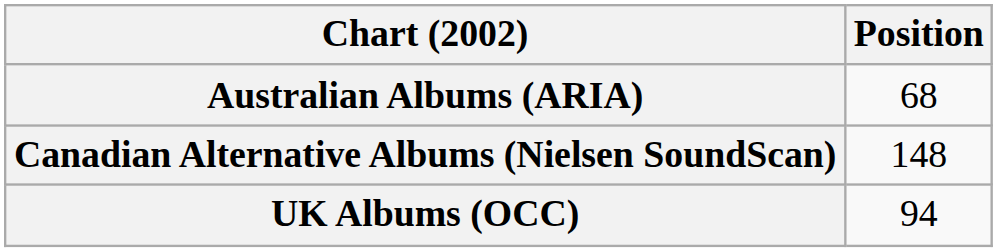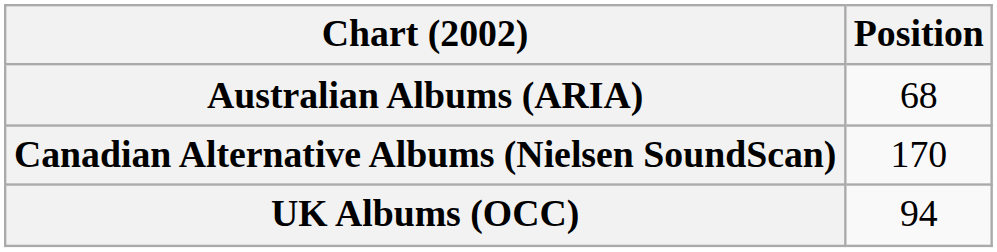(919, 154) 148 -> (919, 154) 170
